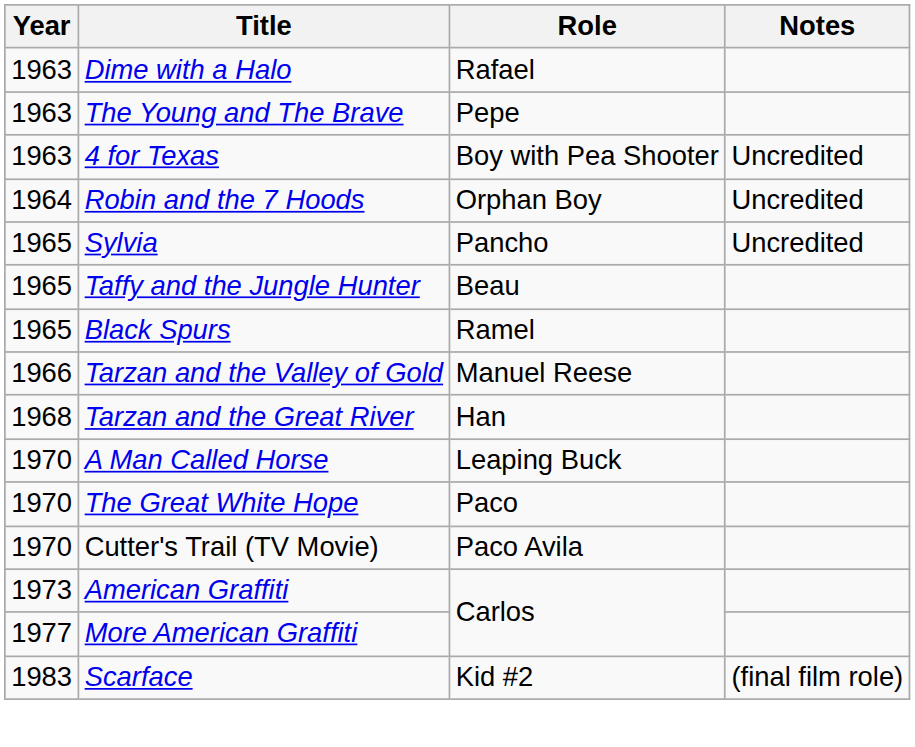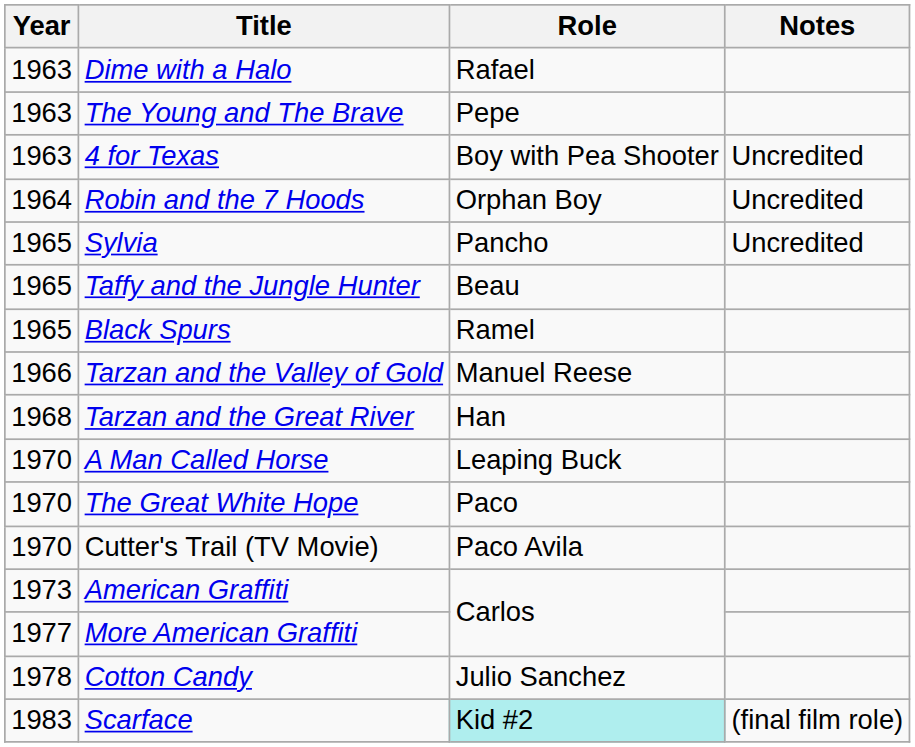+ row: (168, 677)
(495, 677) no background -> (495, 720) paleturquoise background
